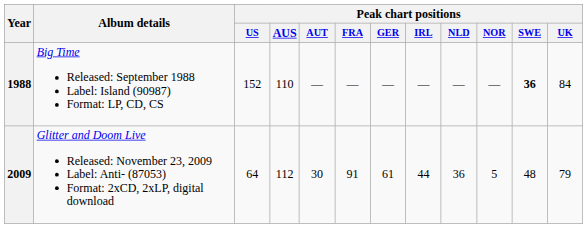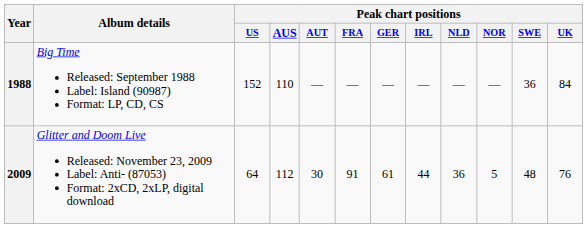(530, 84) bold -> (530, 84) normal
(565, 174) 79 -> (565, 174) 76
